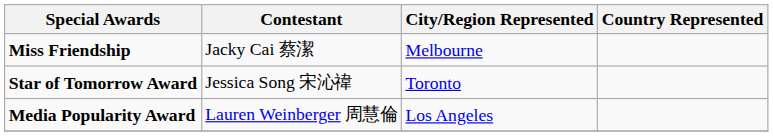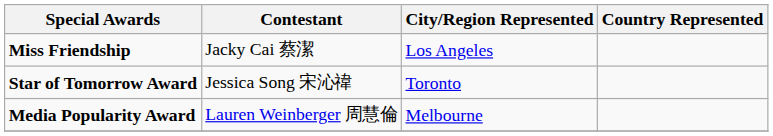(444, 50) Melbourne -> (449, 50) Los Angeles
(449, 115) Los Angeles -> (444, 115) Melbourne
